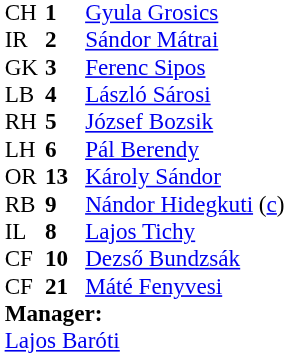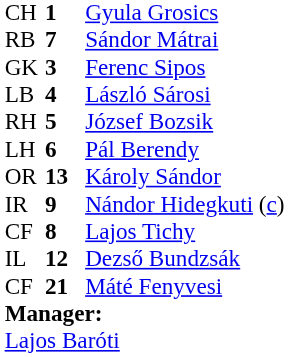(16, 39) IR -> (20, 39) RB
(51, 39) 2 -> (51, 39) 7
(20, 203) RB -> (16, 203) IR
(16, 231) IL -> (19, 231) CF
(19, 258) CF -> (16, 258) IL
(56, 258) 10 -> (56, 258) 12
